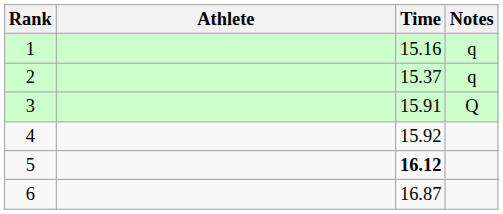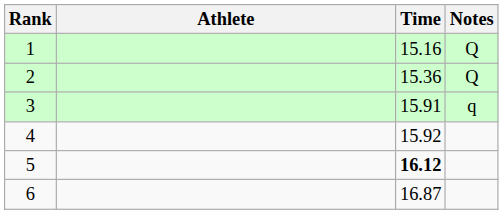(472, 48) q -> (472, 48) Q
(421, 77) 15.37 -> (421, 77) 15.36
(472, 77) q -> (472, 77) Q
(472, 106) Q -> (472, 106) q
